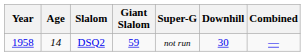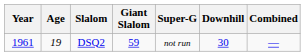(23, 42) 1958 -> (23, 42) 1961
(56, 42) 14 -> (56, 42) 19
